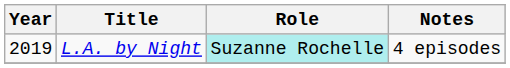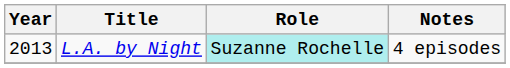(31, 49) 2019 -> (31, 49) 2013
